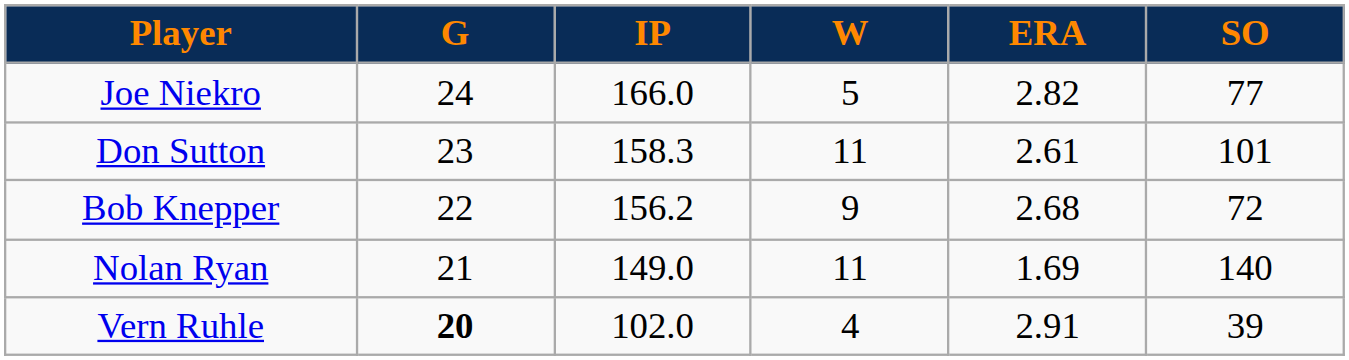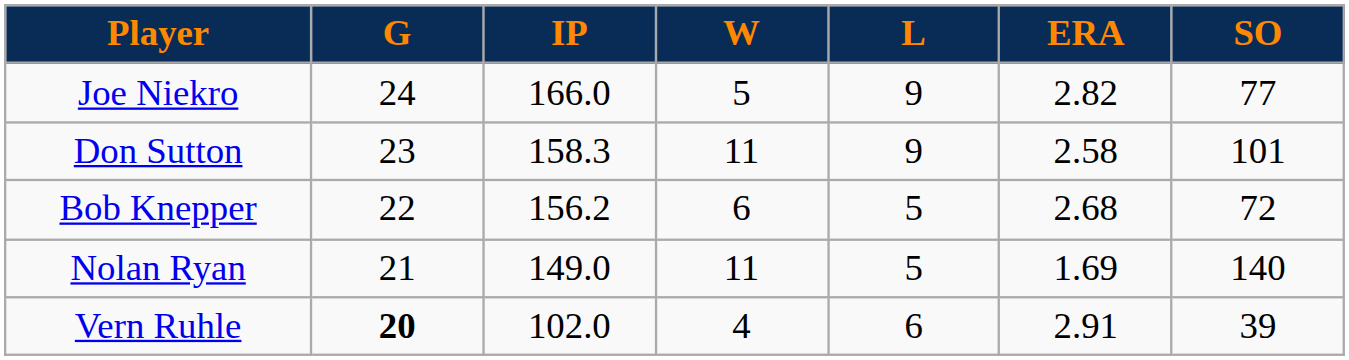+ column: (914, 33)
(1048, 150) 2.61 -> (1086, 150) 2.58
(850, 208) 9 -> (741, 208) 6
